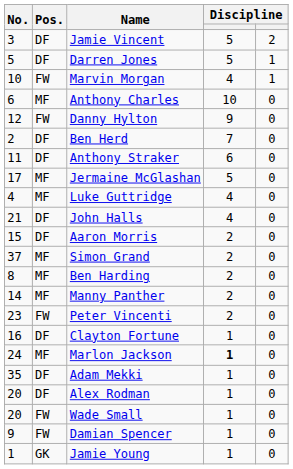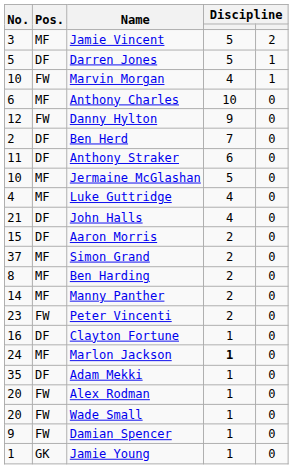(42, 40) DF -> (42, 40) MF
(15, 178) 17 -> (15, 178) 10
(42, 394) DF -> (42, 394) FW
